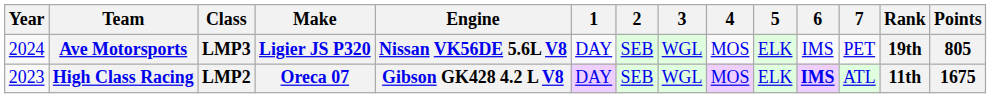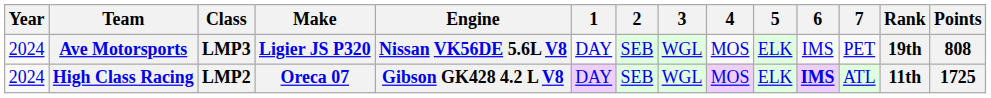(958, 49) 805 -> (958, 49) 808
(27, 78) 2023 -> (27, 78) 2024
(958, 78) 1675 -> (958, 78) 1725
